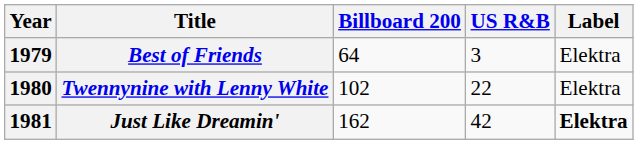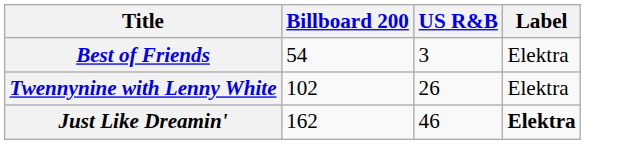- column: (31, 21)
(349, 54) 64 -> (297, 54) 54
(481, 88) 22 -> (429, 88) 26
(481, 121) 42 -> (429, 121) 46
